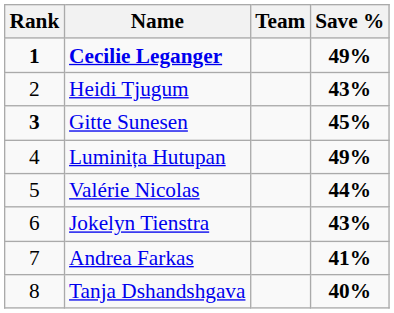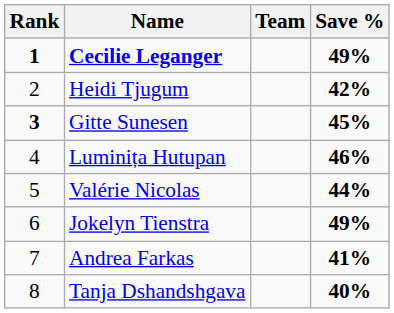(350, 88) 43% -> (350, 88) 42%
(350, 156) 49% -> (350, 156) 46%
(350, 223) 43% -> (350, 223) 49%
